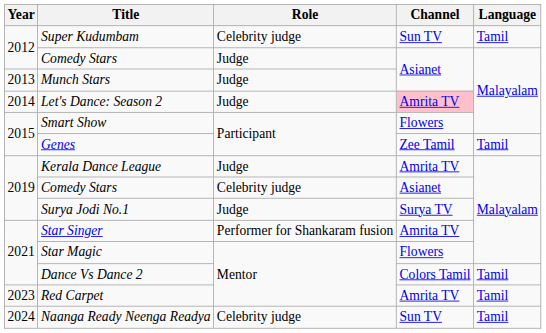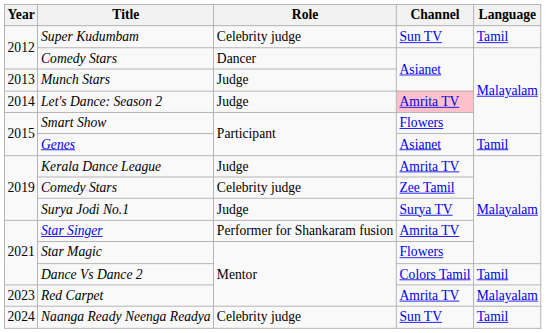(233, 58) Judge -> (237, 58) Dancer
(427, 144) Zee Tamil -> (420, 144) Asianet
(420, 187) Asianet -> (427, 187) Zee Tamil
(493, 295) Tamil -> (507, 295) Malayalam
